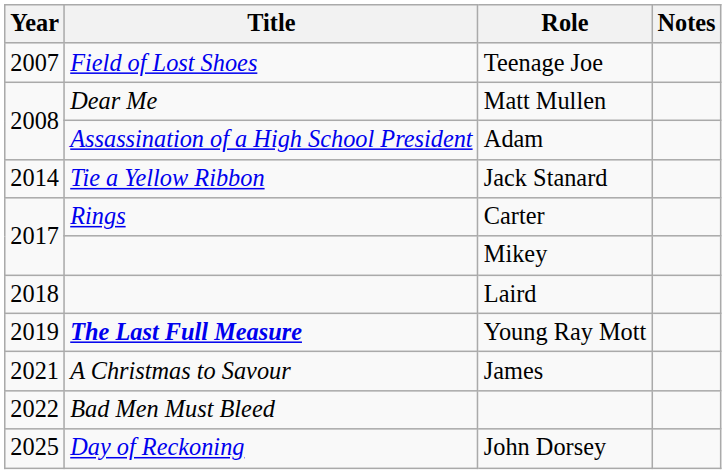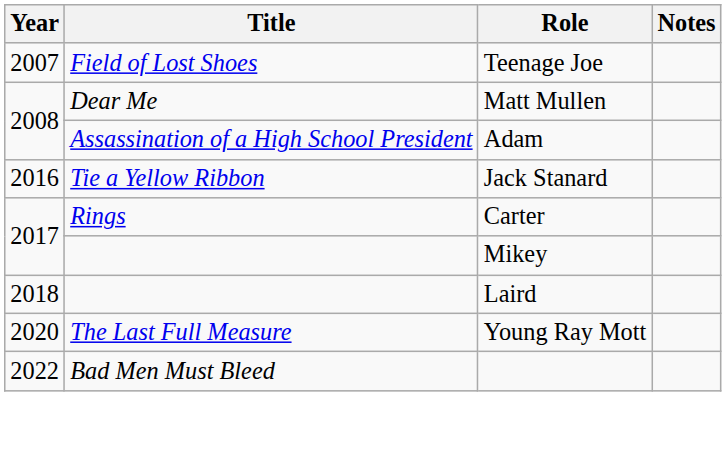(35, 178) 2014 -> (35, 178) 2016
(35, 332) 2019 -> (35, 332) 2020
(186, 332) bold -> (181, 332) normal
- row: (514, 370)
- row: (545, 448)
